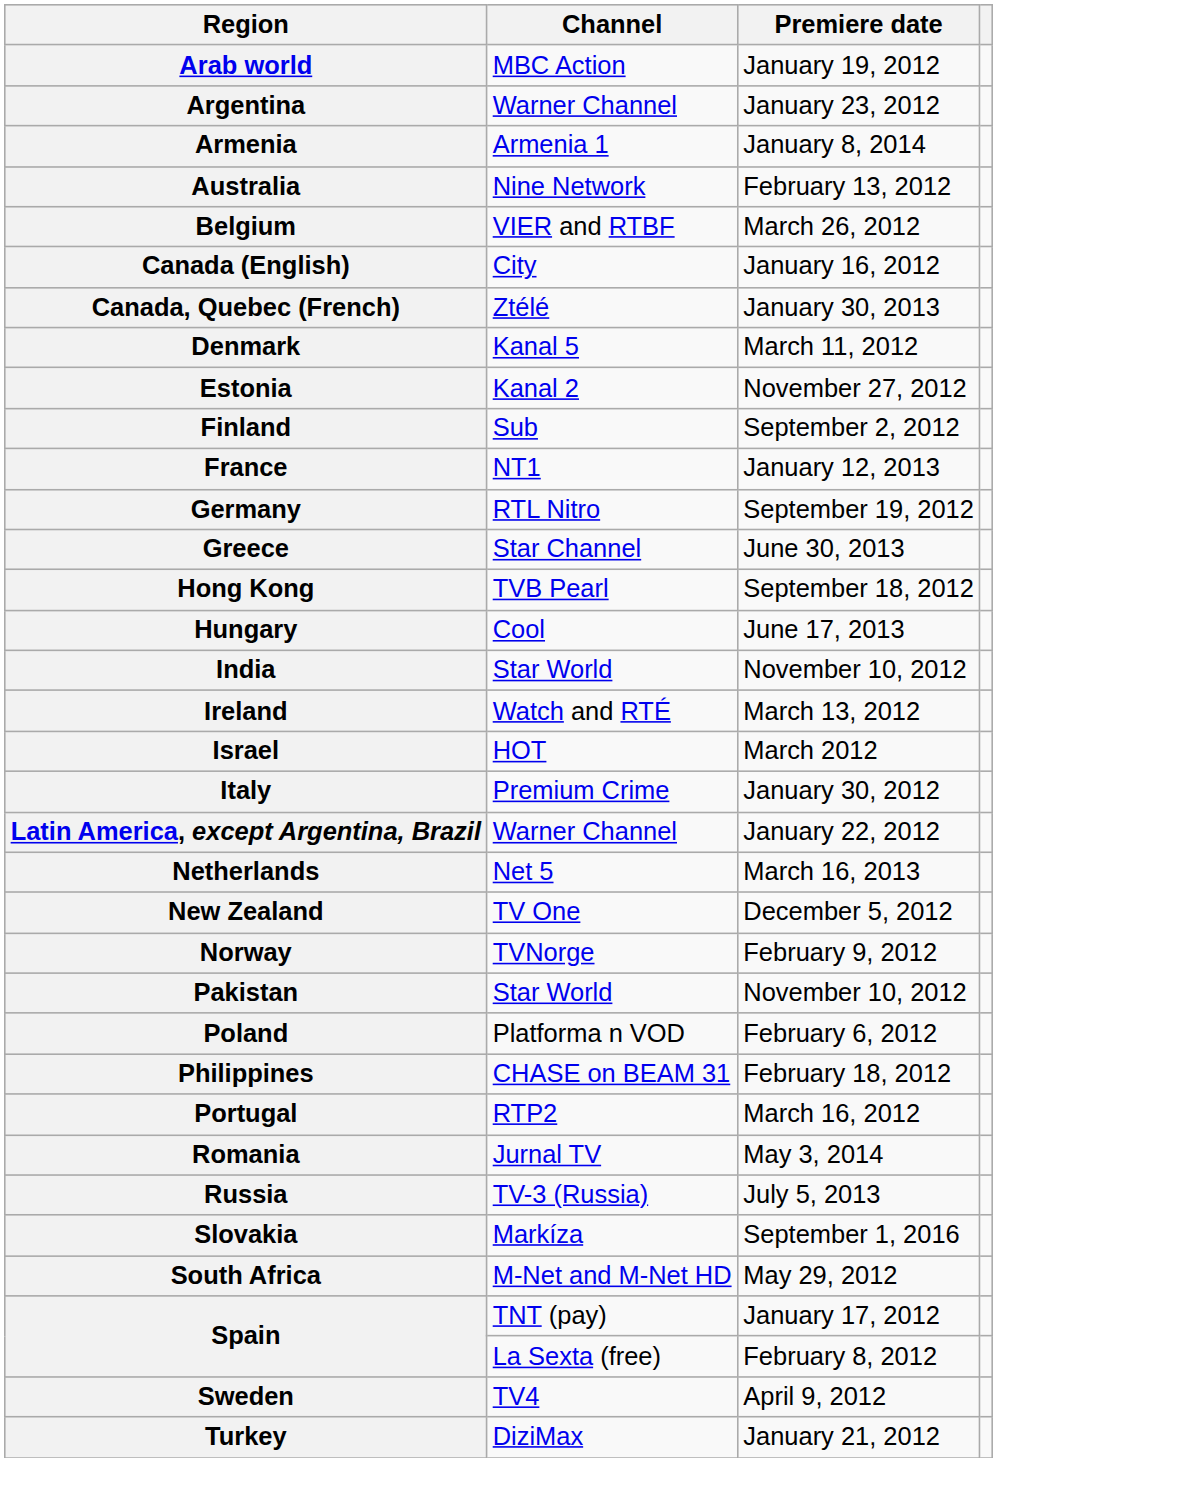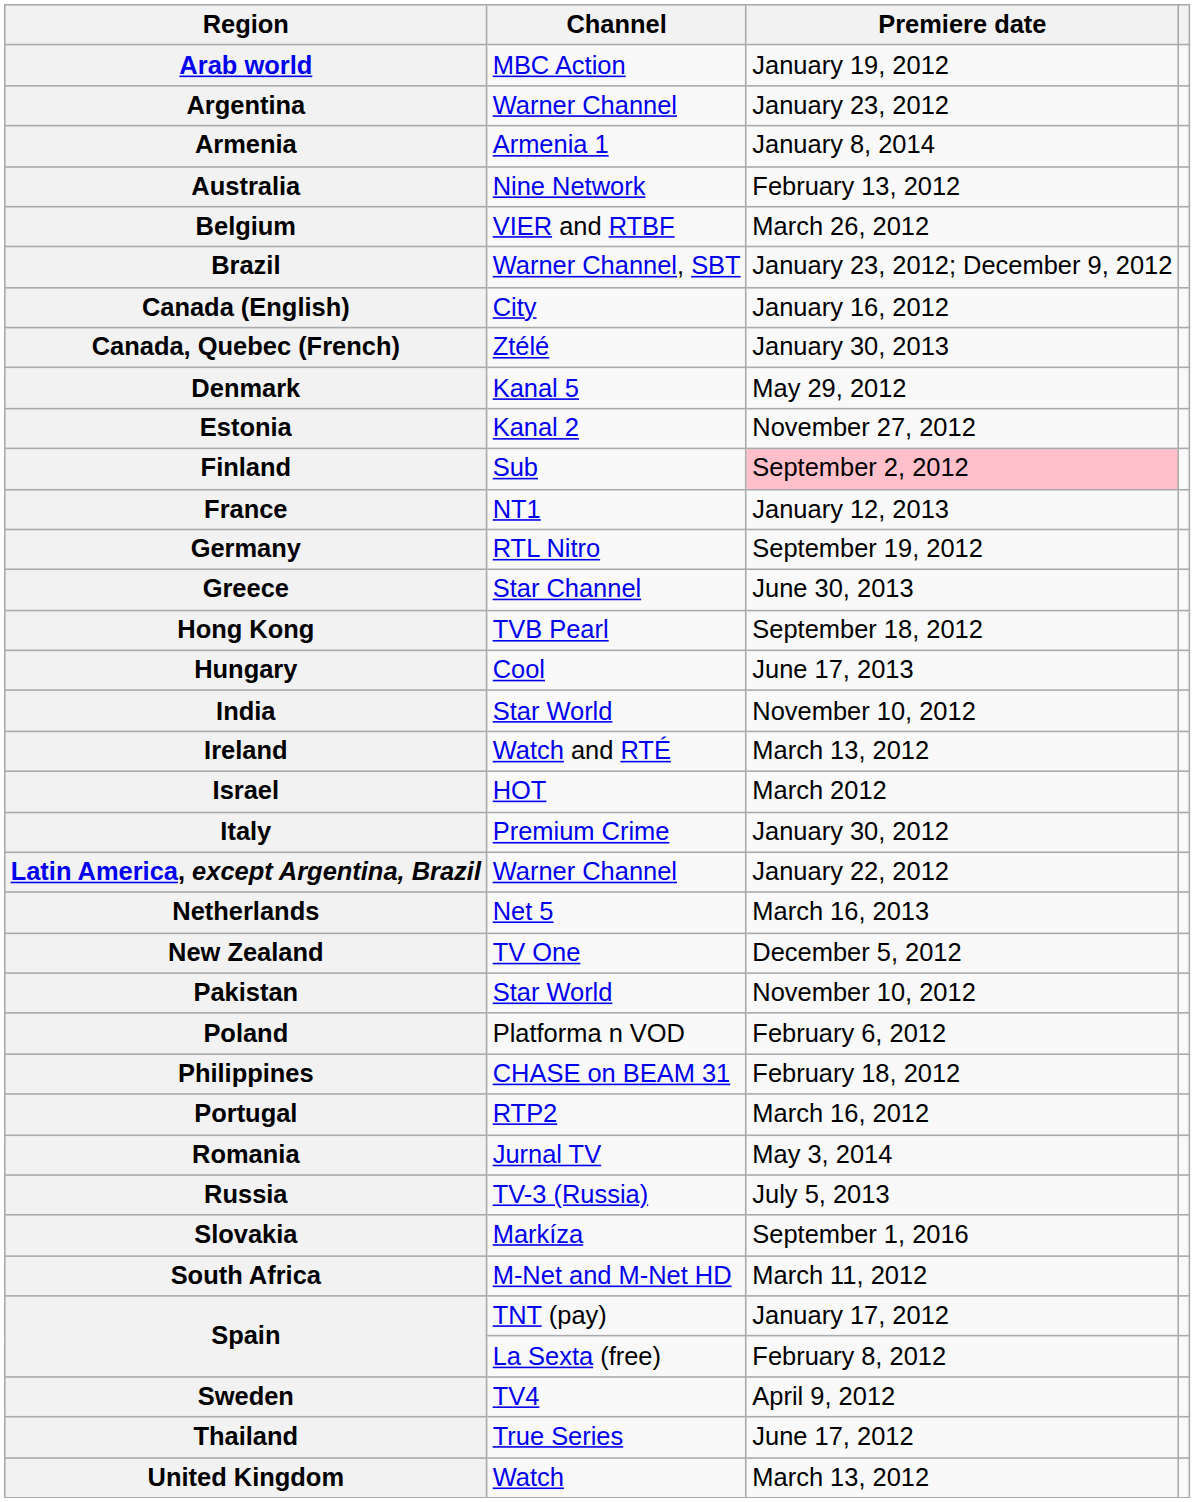+ row: (246, 266)
(831, 347) March 11, 2012 -> (829, 387) May 29, 2012
(852, 428) no background -> (861, 468) pink background
- row: (246, 952)
(820, 1275) May 29, 2012 -> (840, 1275) March 11, 2012
+ row: (246, 1436)
- row: (246, 1436)
+ row: (246, 1477)
